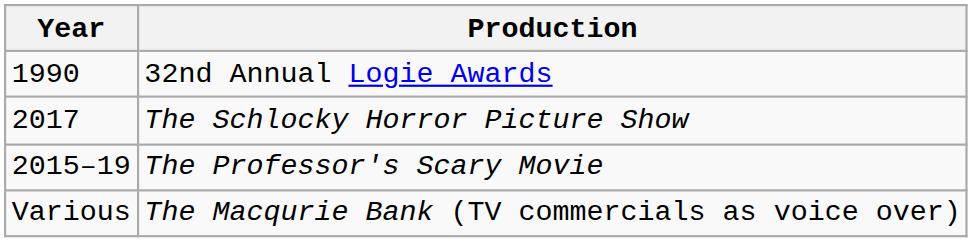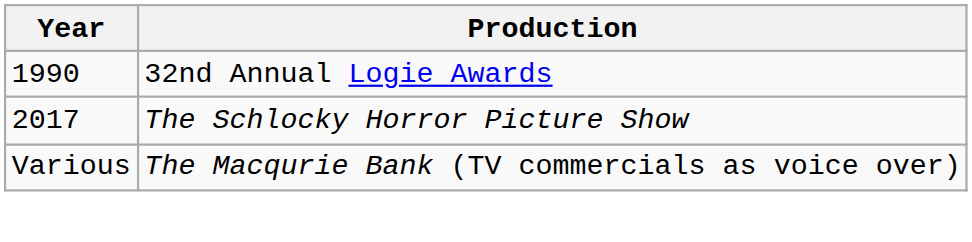- row: (374, 167)
